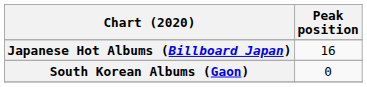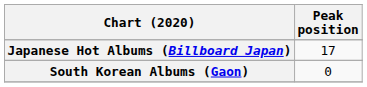(328, 50) 16 -> (328, 50) 17
